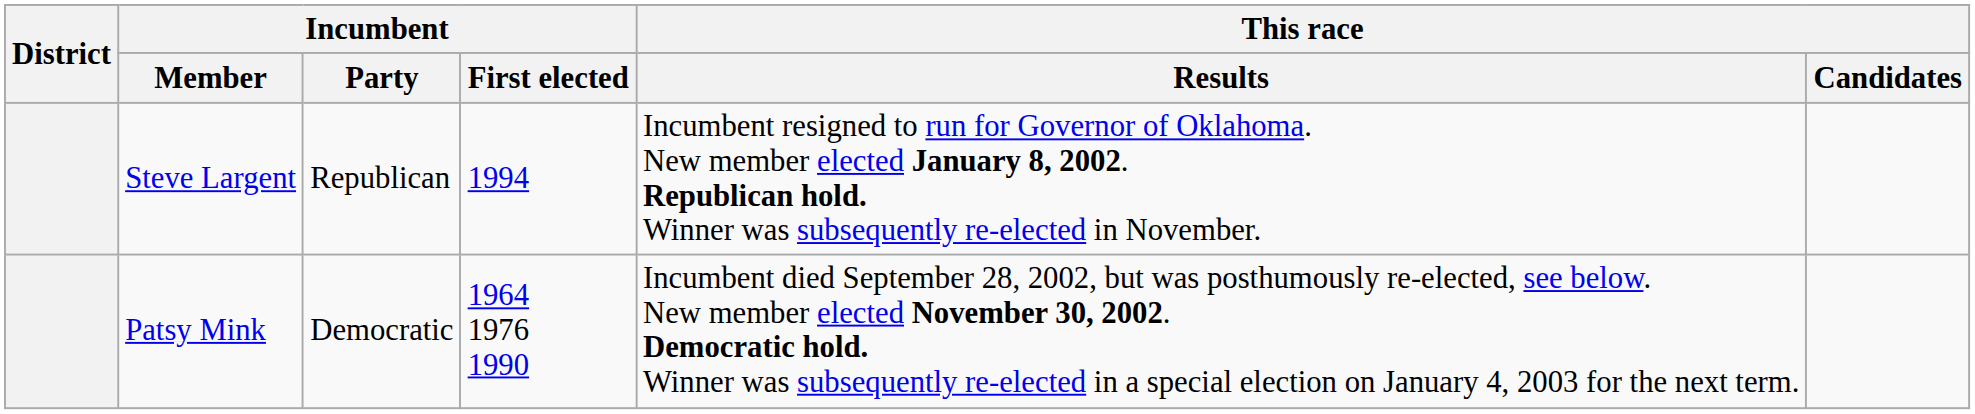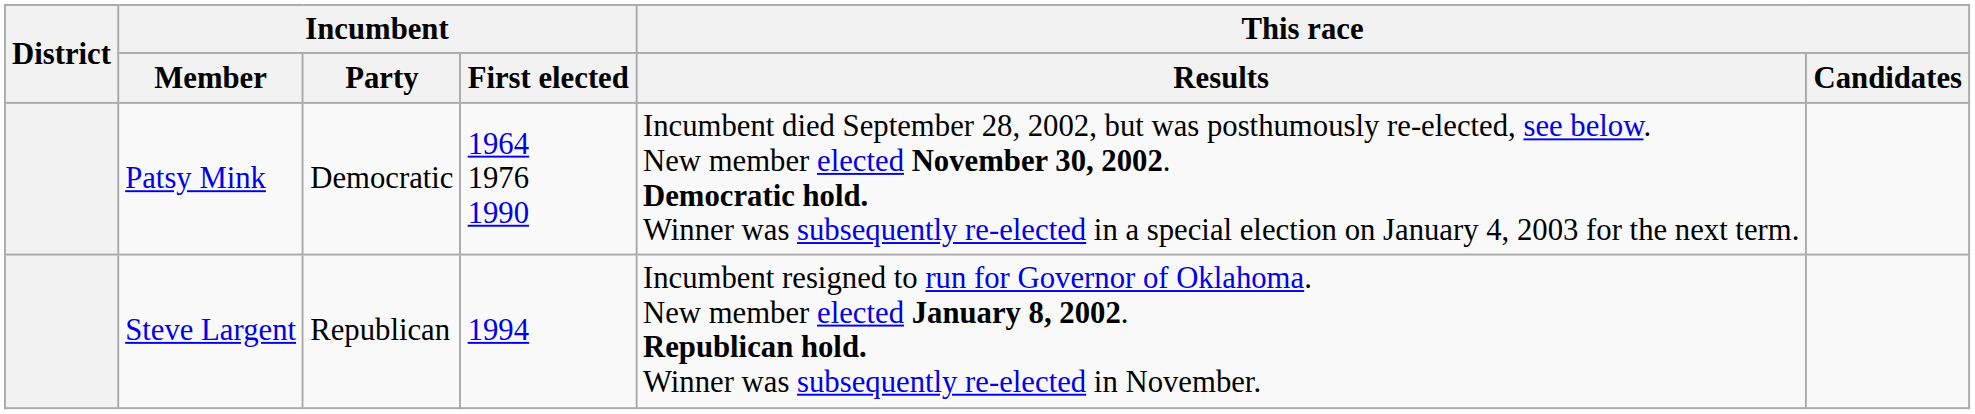rows swapped: (211, 178) <-> (196, 330)
